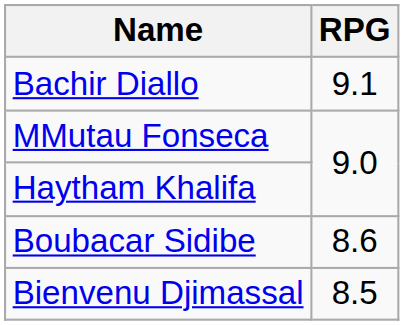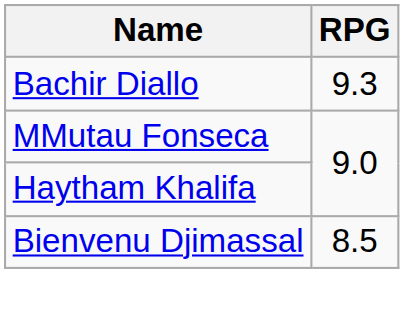(355, 83) 9.1 -> (355, 83) 9.3
- row: (134, 240)
